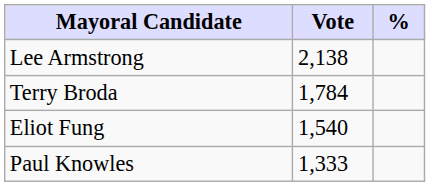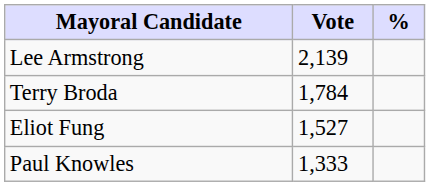(323, 57) 2,138 -> (323, 57) 2,139
(323, 127) 1,540 -> (323, 127) 1,527
